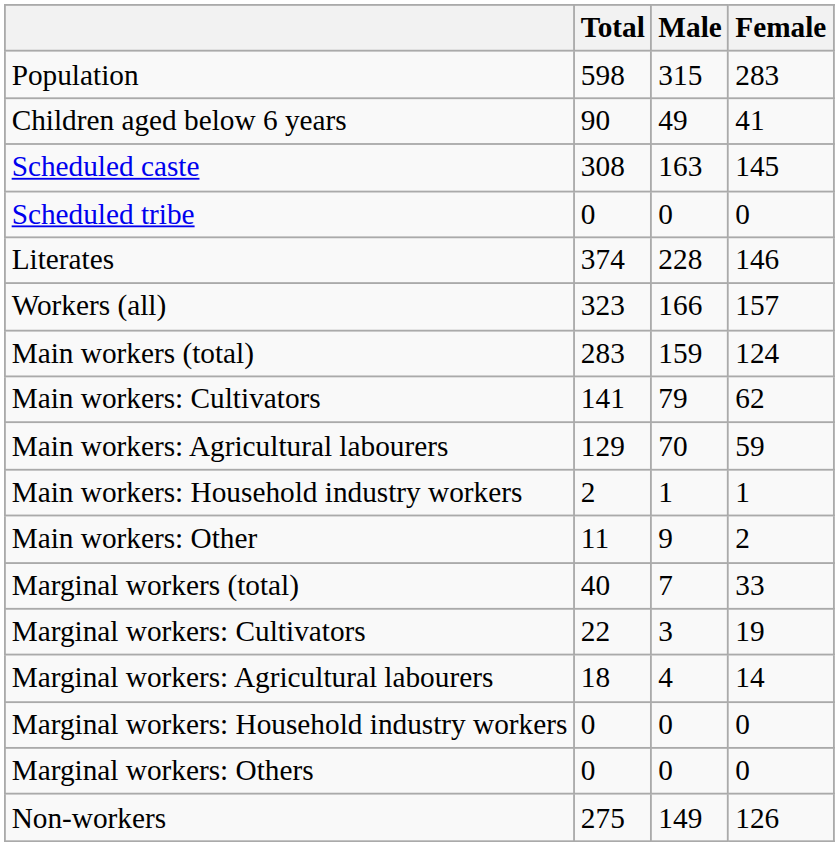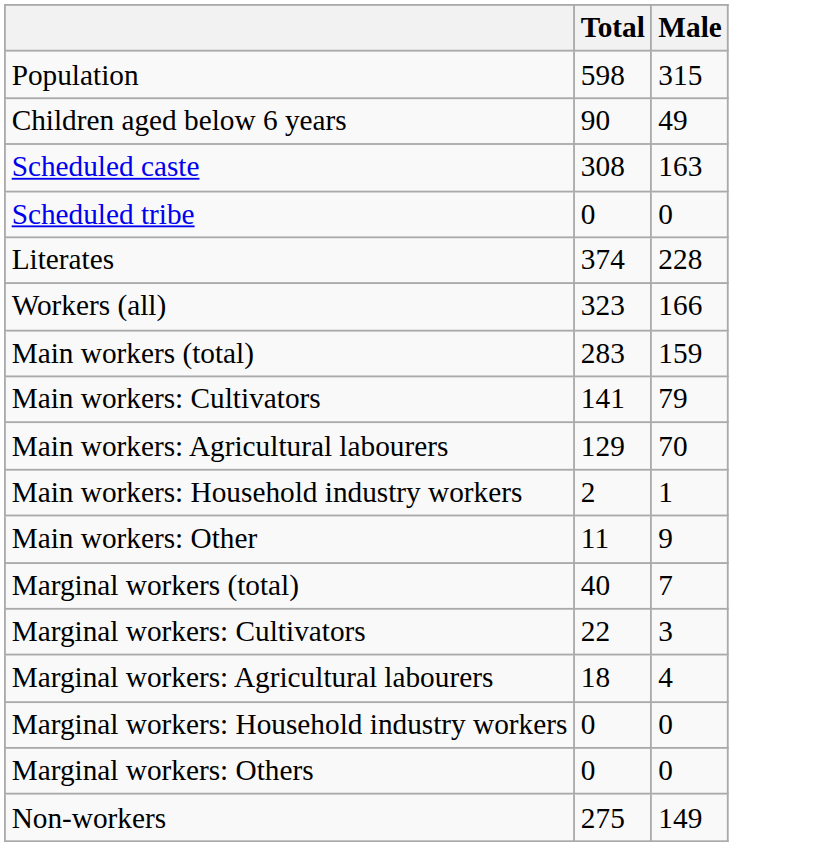- column: (781, 27)
